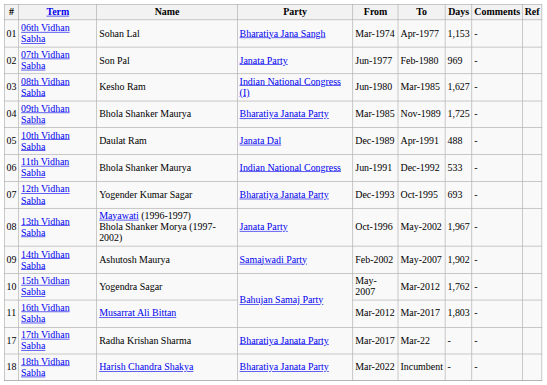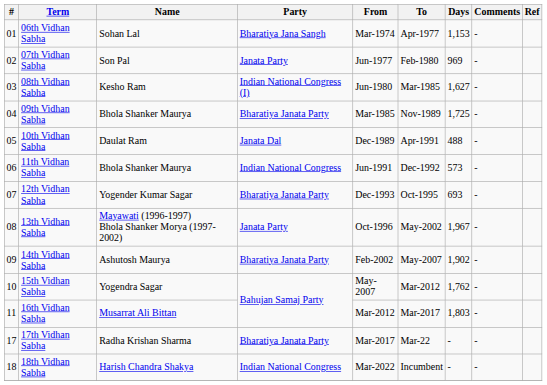(455, 168) 533 -> (455, 168) 573
(273, 259) Samajwadi Party -> (284, 259) Bharatiya Janata Party
(284, 367) Bharatiya Janata Party -> (290, 367) Indian National Congress
